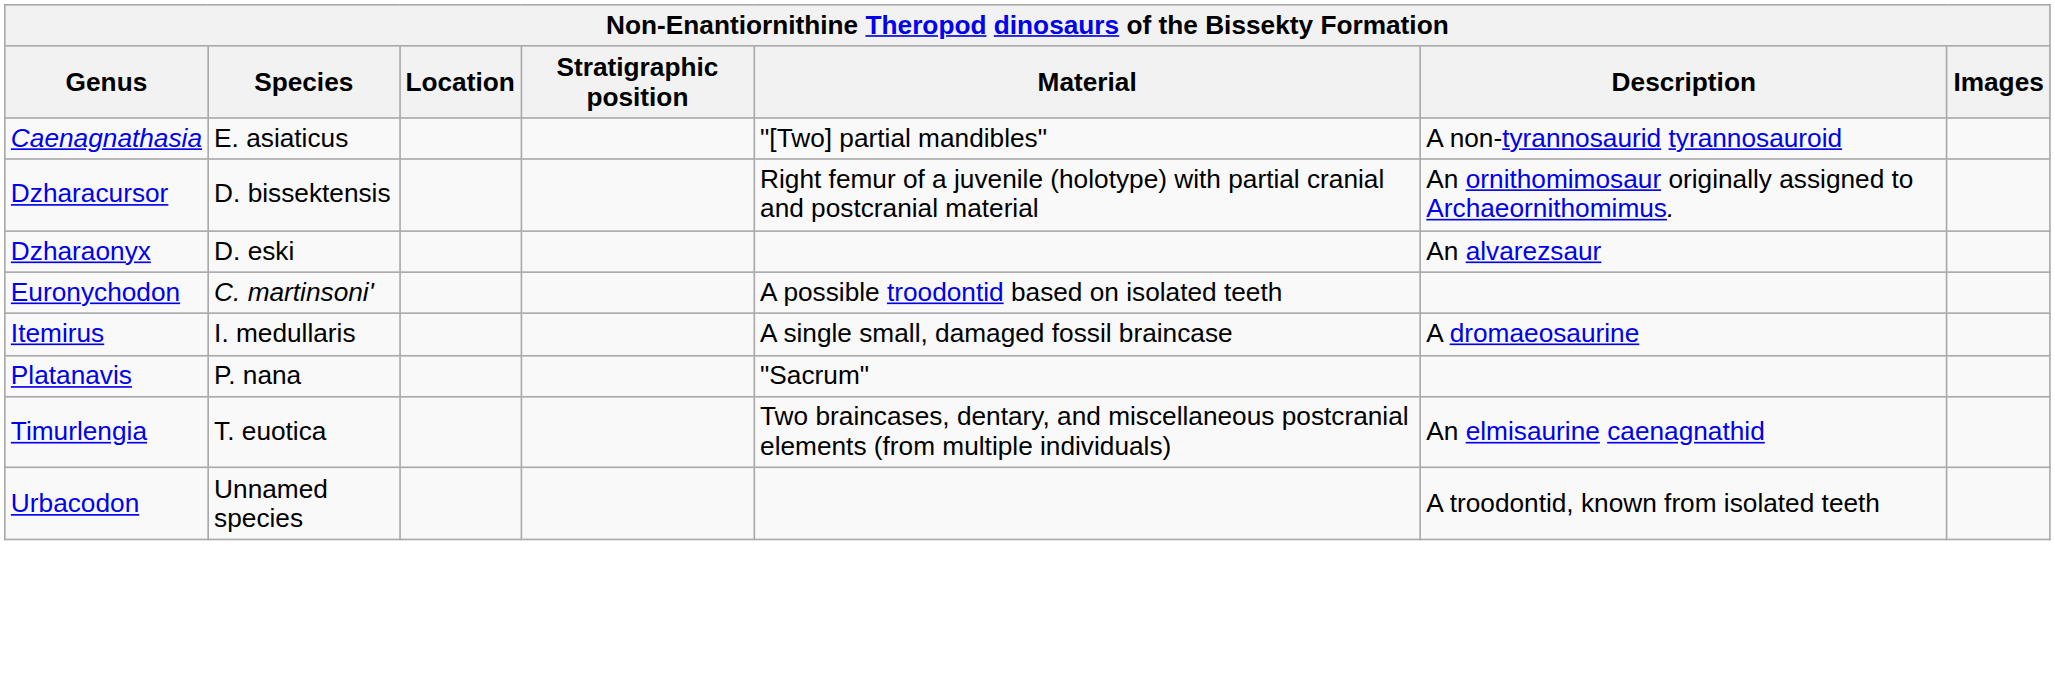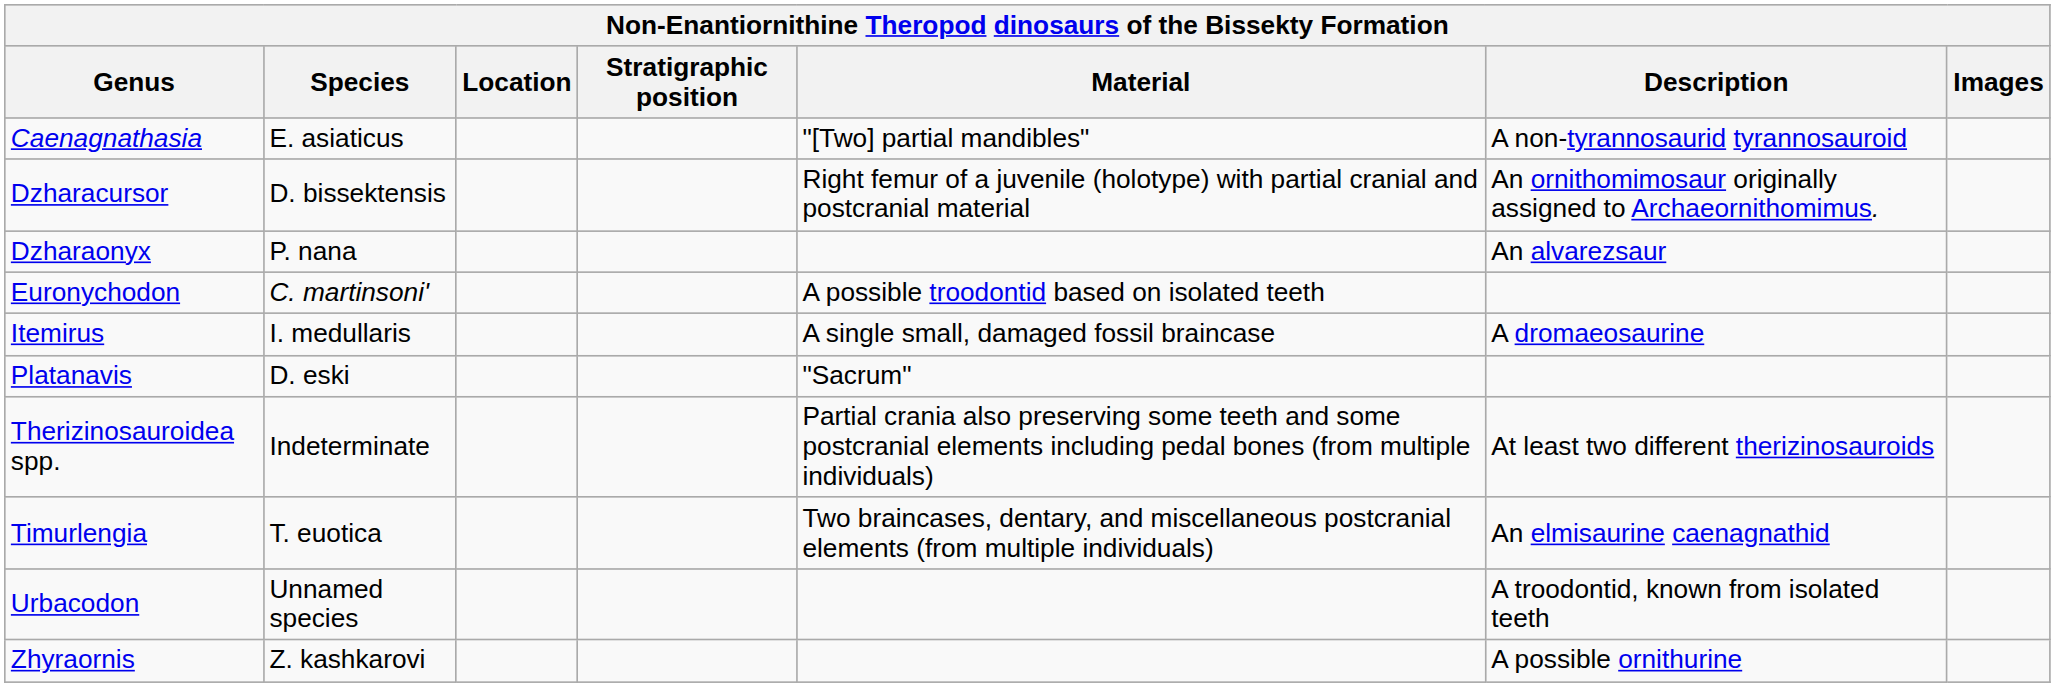(254, 250) D. eski -> (313, 250) P. nana
(258, 375) P. nana -> (310, 375) D. eski
+ row: (122, 446)
+ row: (73, 660)
